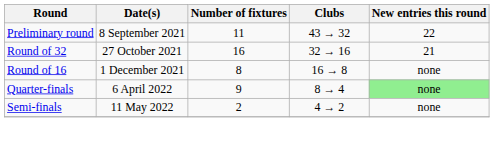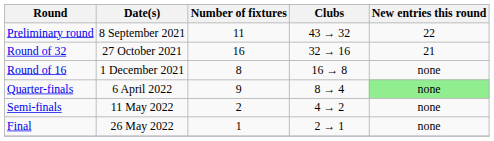+ row: (19, 126)
